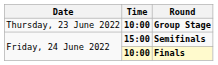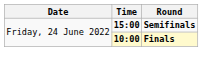- row: (182, 25)
